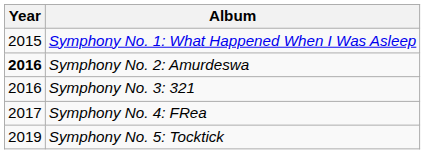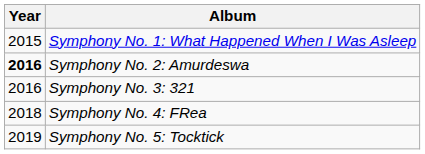(25, 112) 2017 -> (25, 112) 2018
